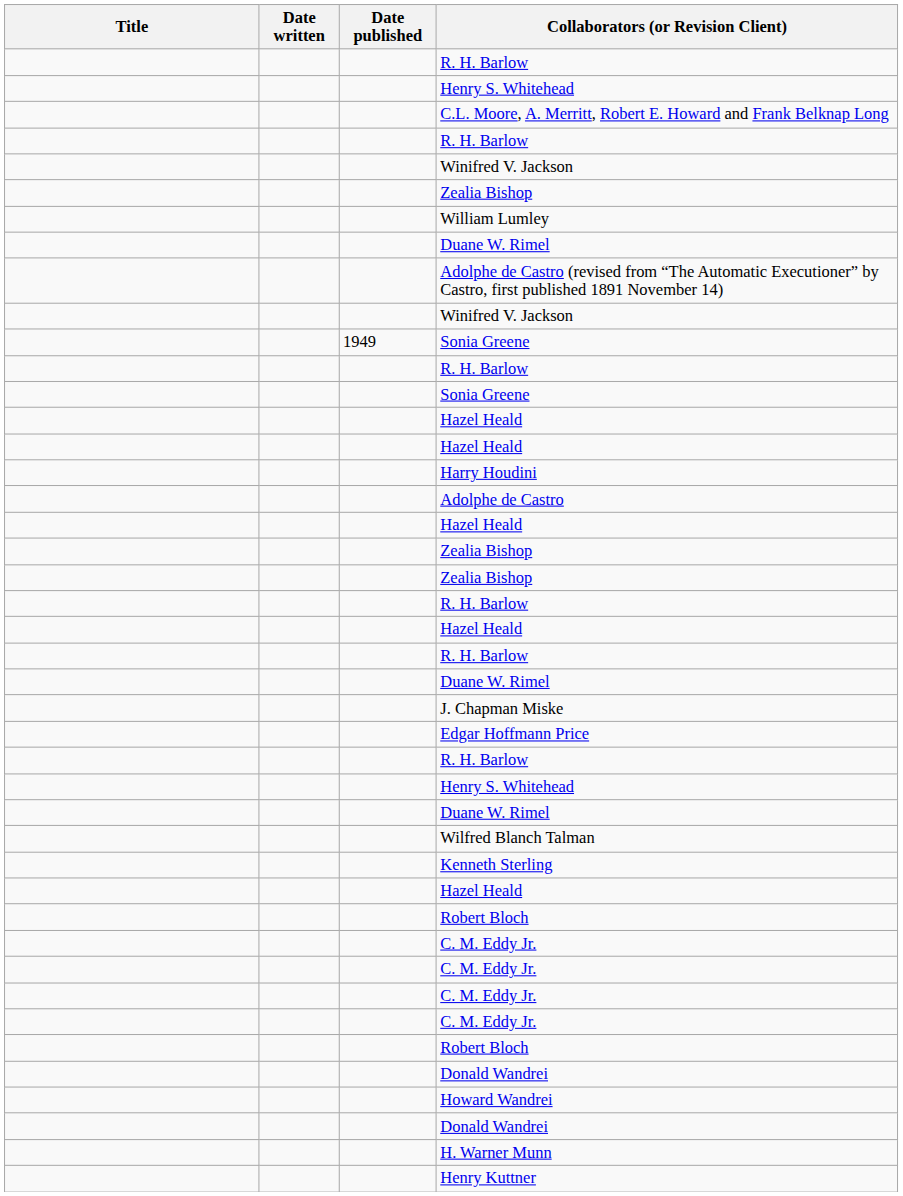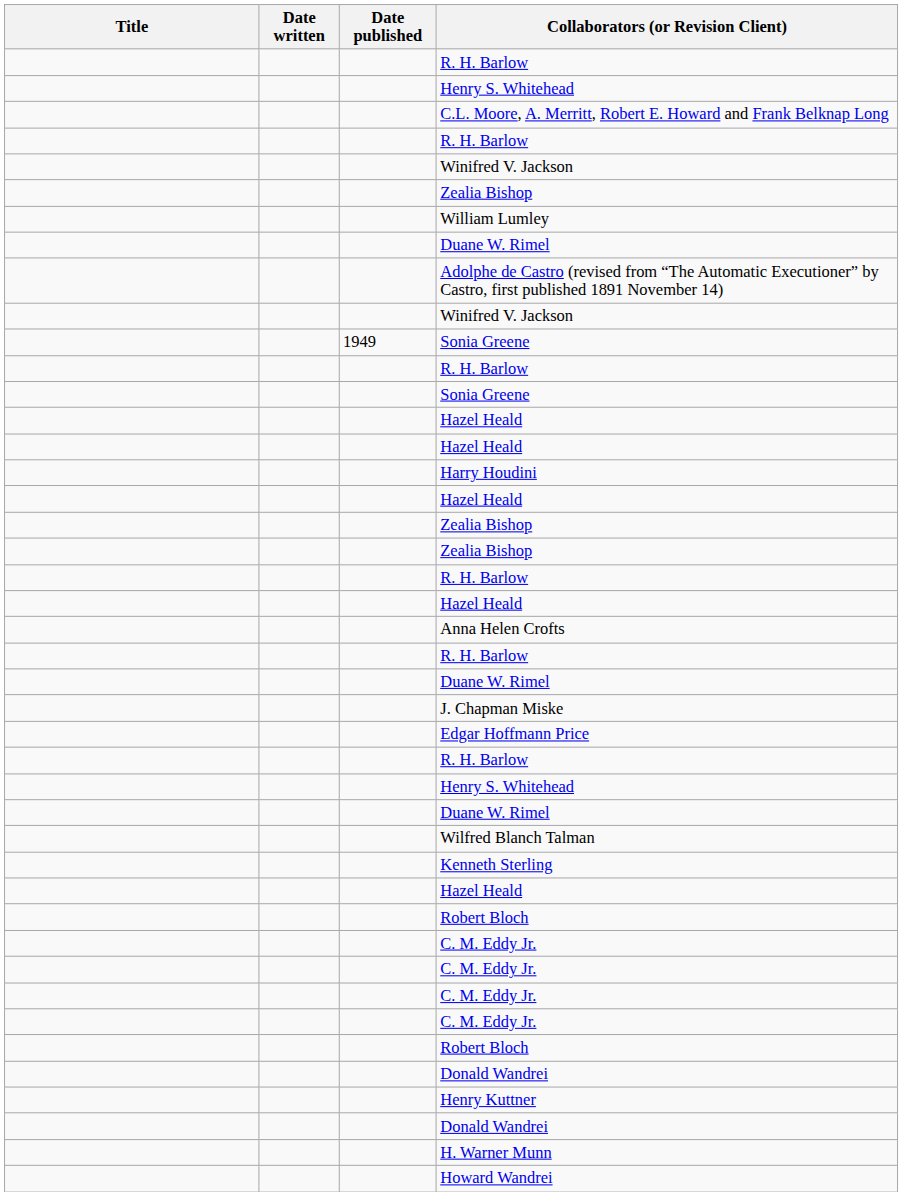- row: (388, 499)
+ row: (388, 630)
rows swapped: (388, 1100) <-> (388, 1179)
